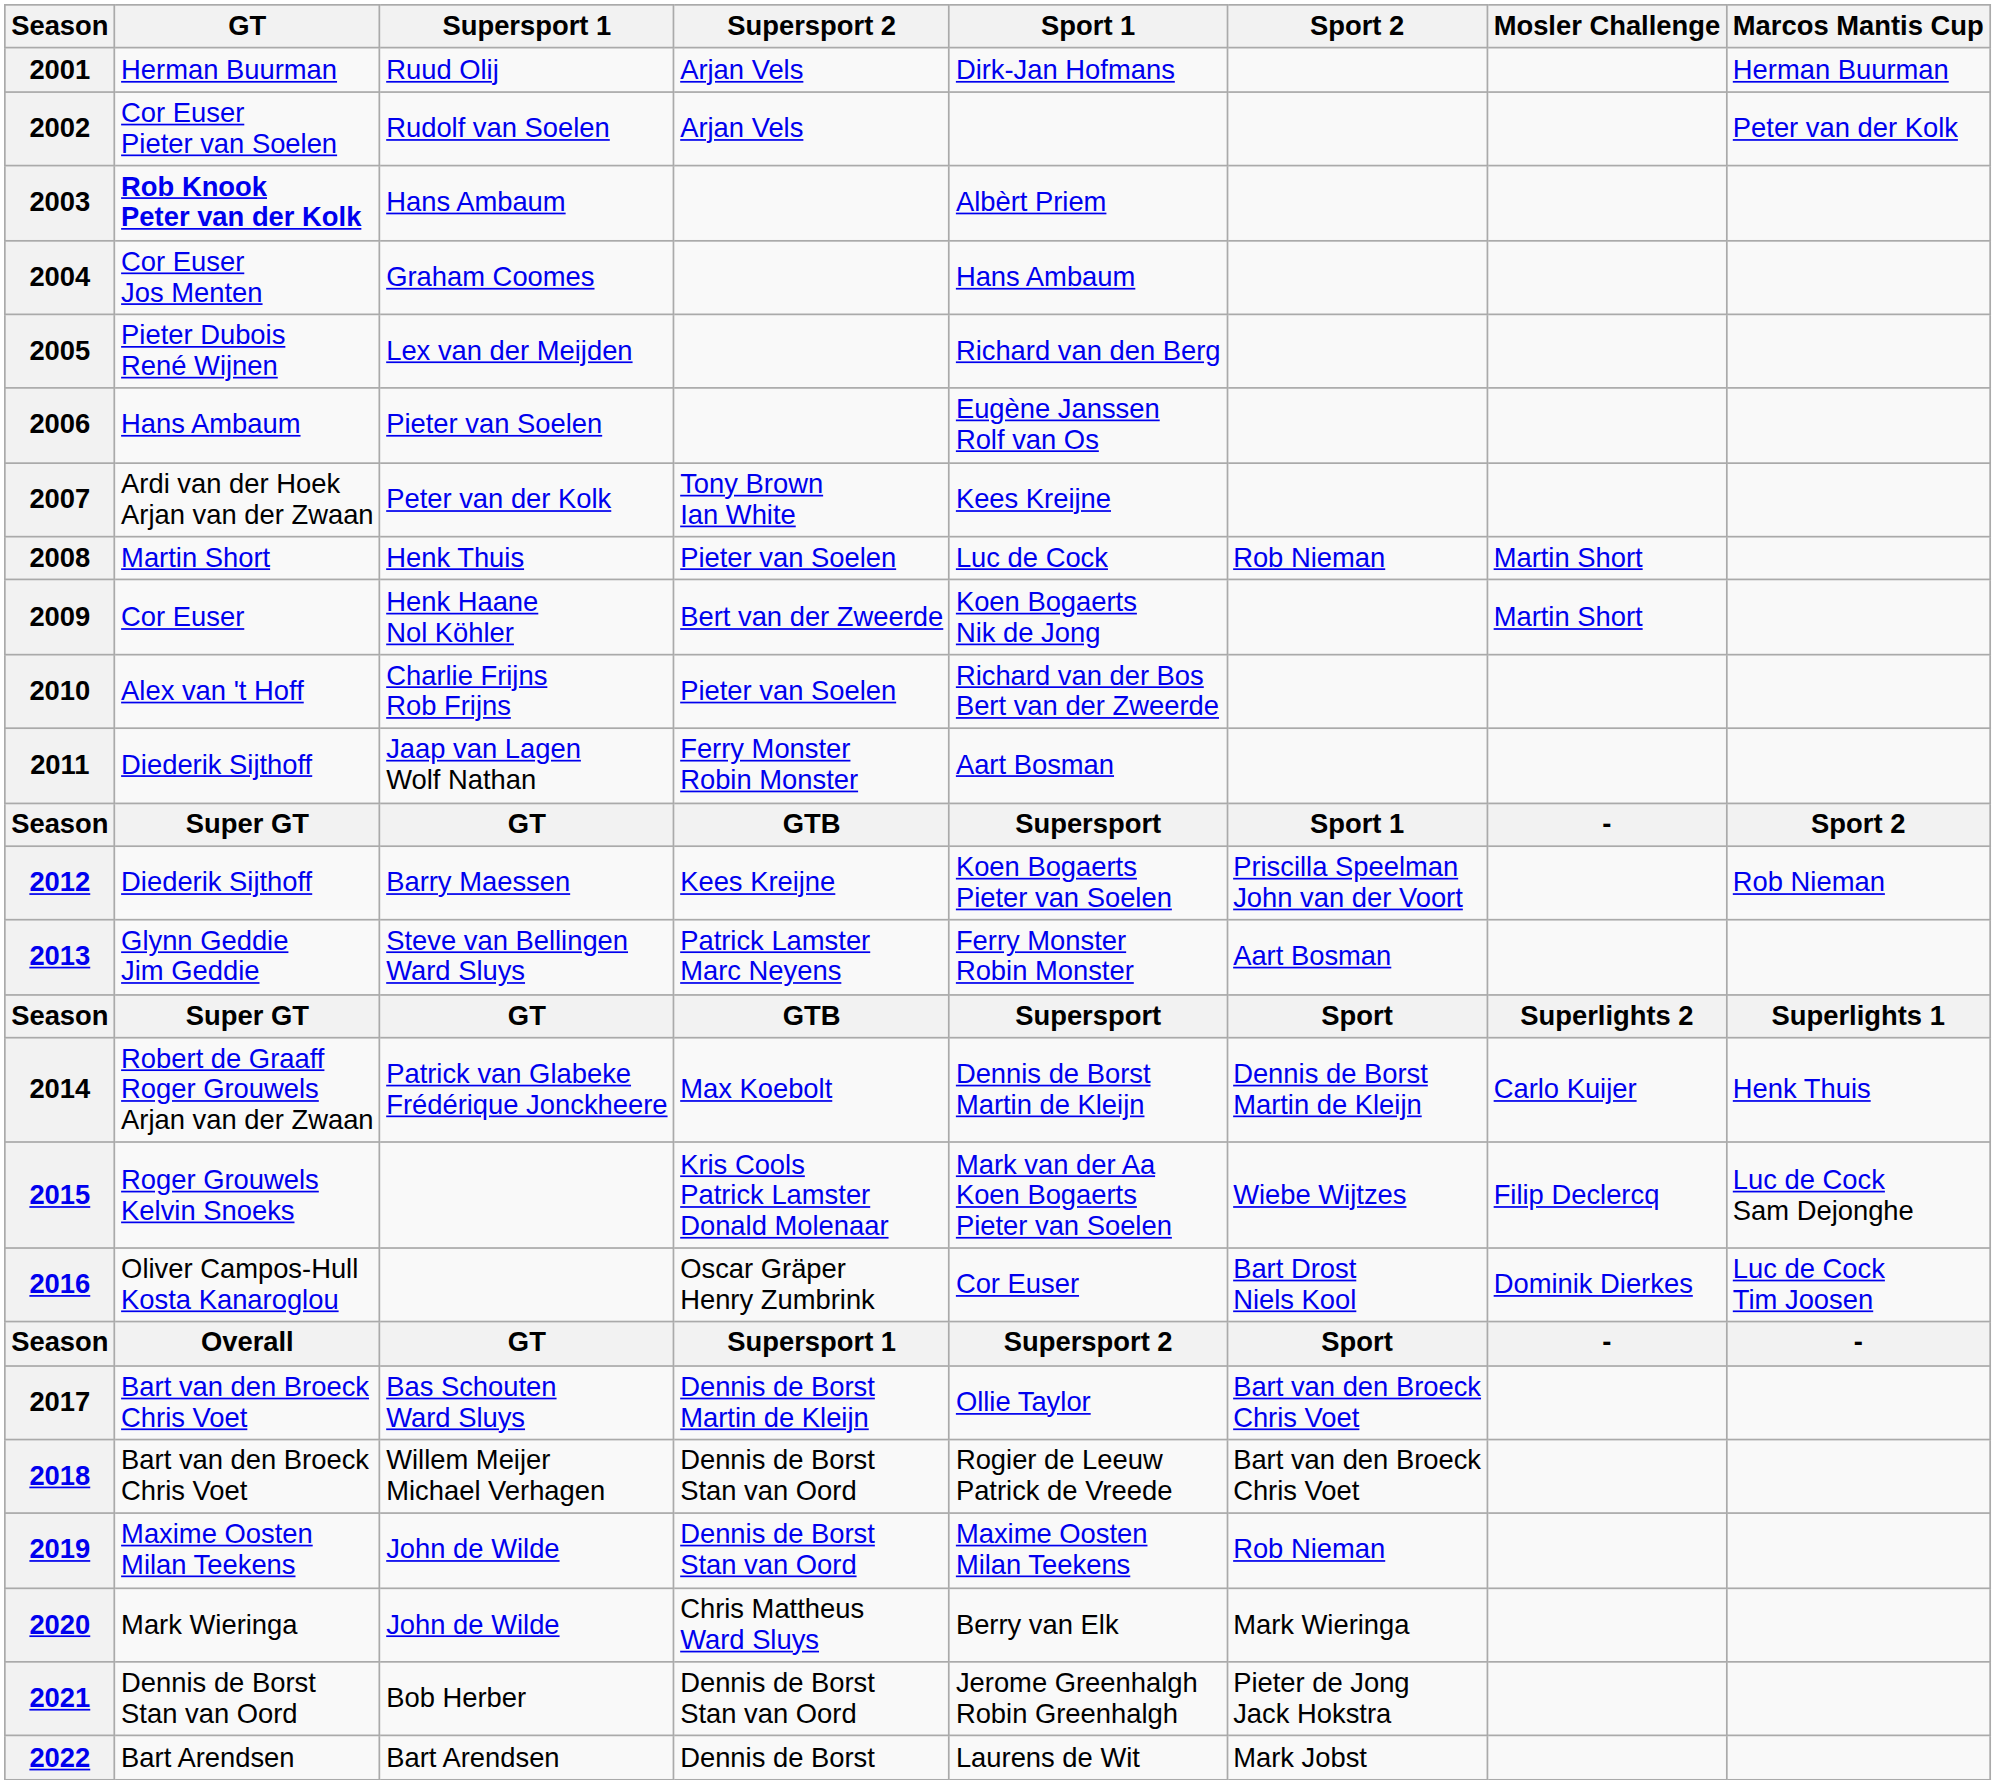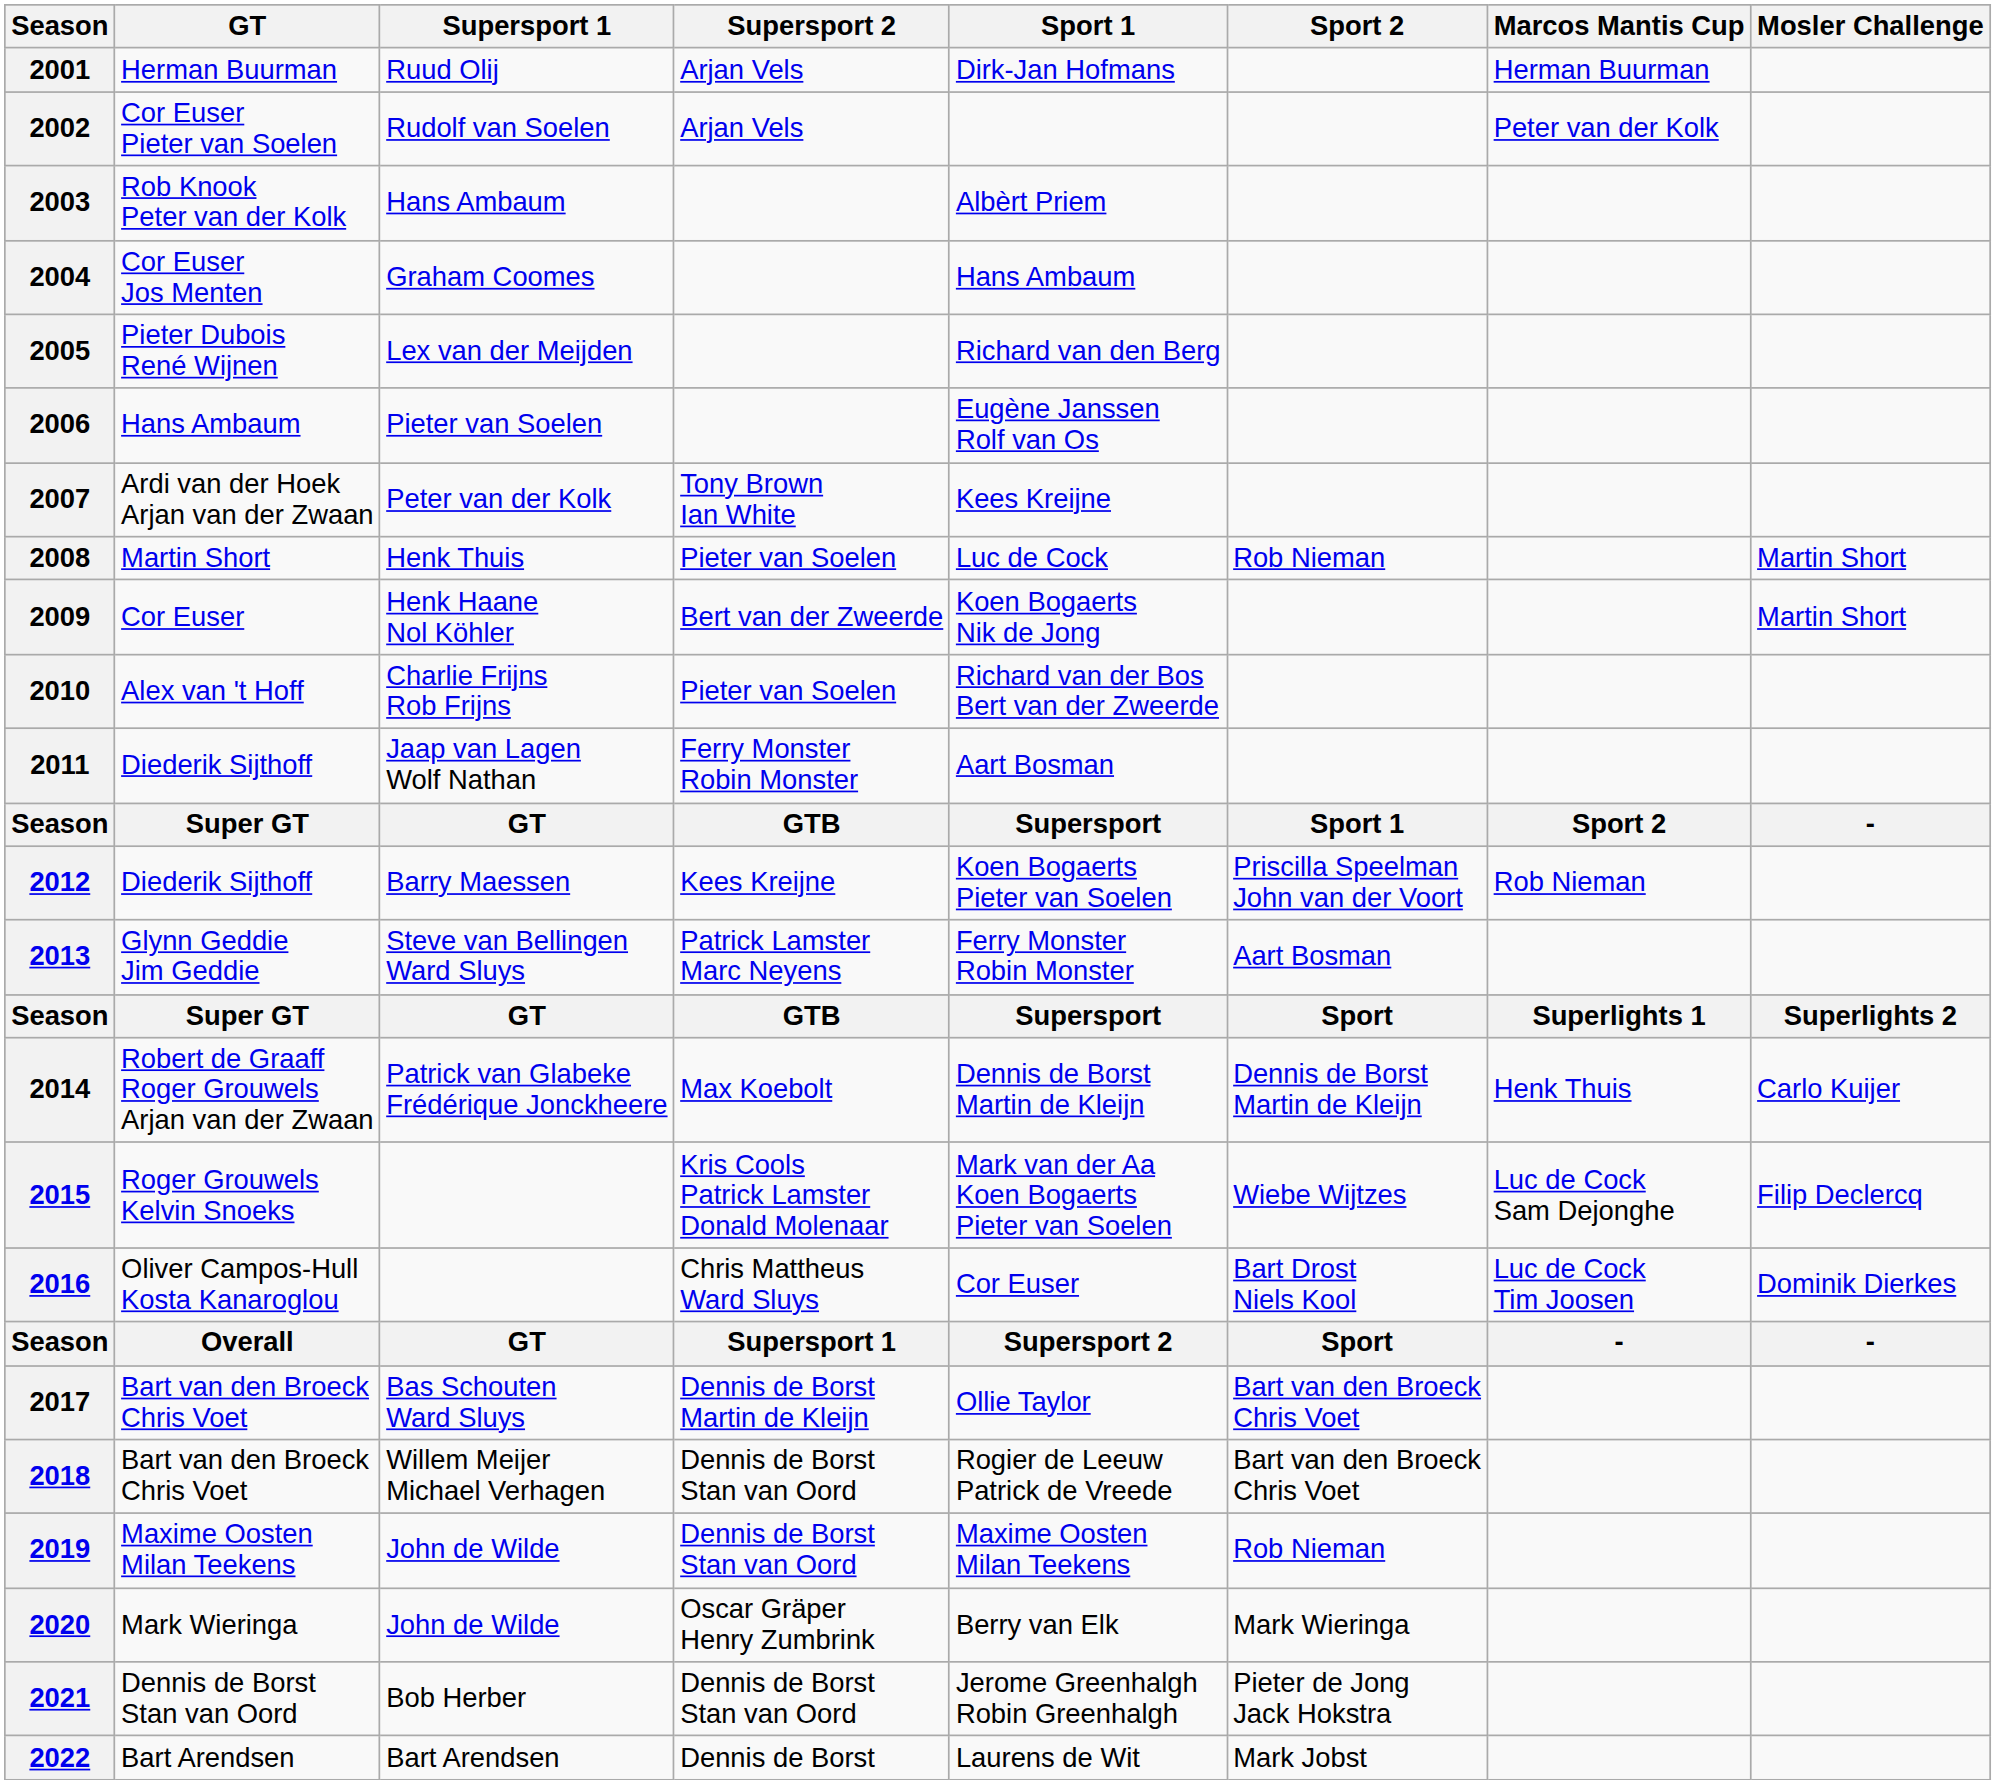columns swapped: (1858, 26) <-> (1607, 26)
(241, 202) bold -> (234, 202) normal
(777, 1284) Oscar Gräper Henry Zumbrink -> (772, 1284) Chris Mattheus Ward Sluys
(772, 1624) Chris Mattheus Ward Sluys -> (777, 1624) Oscar Gräper Henry Zumbrink
